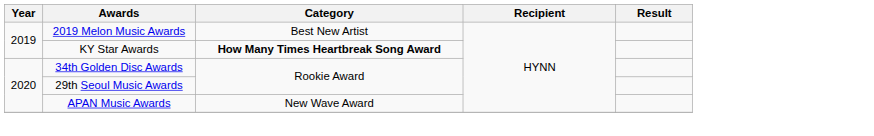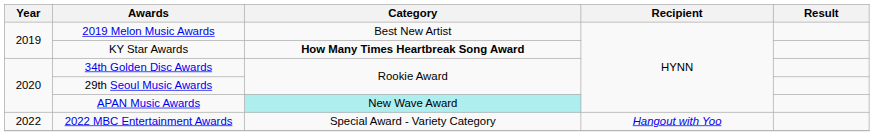(329, 103) no background -> (413, 103) paleturquoise background
+ row: (149, 121)
